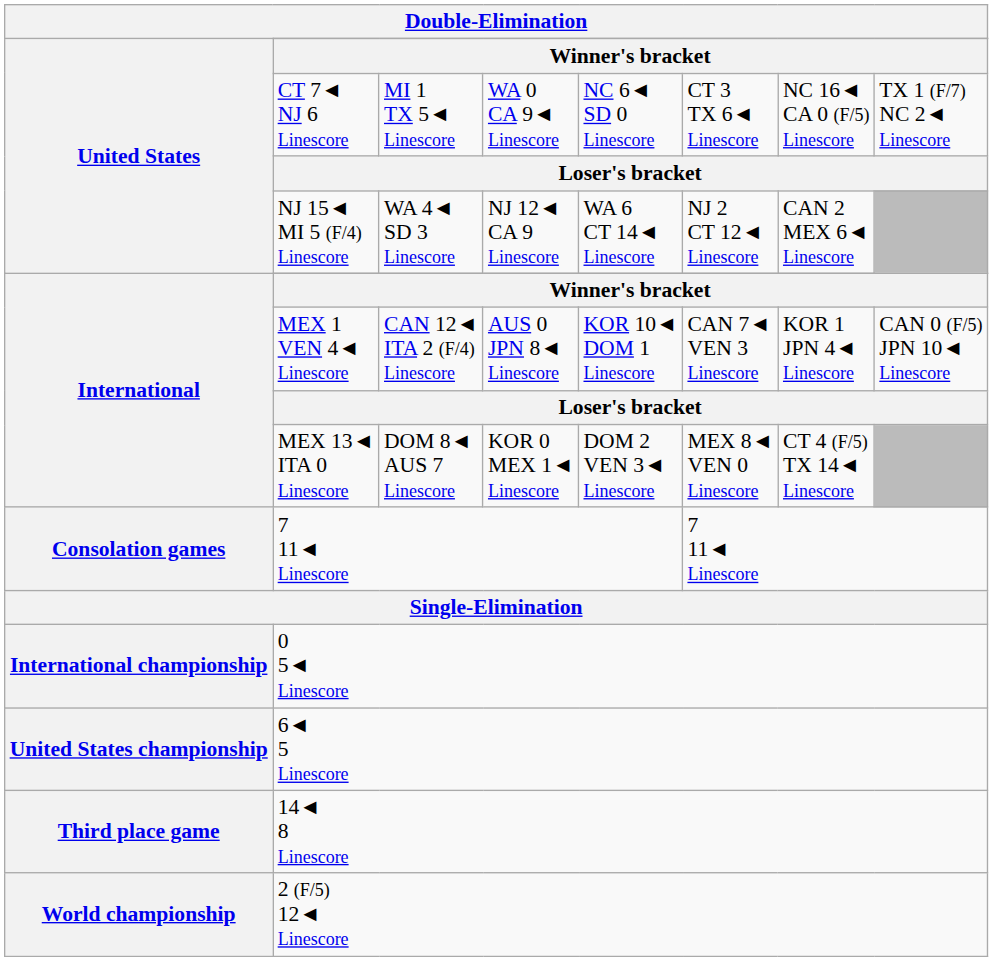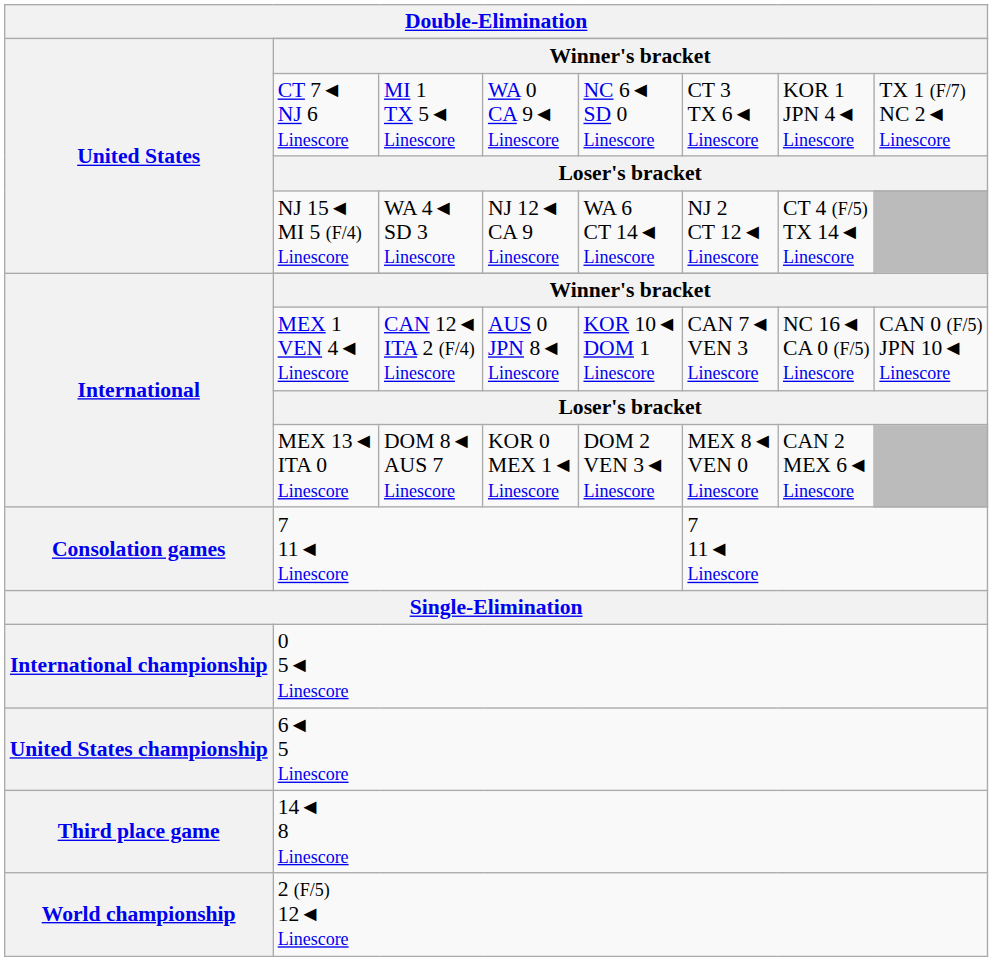(826, 114) NC 16◄ CA 0 (F/5) Linescore -> (820, 114) KOR 1 JPN 4◄ Linescore
(826, 231) CAN 2 MEX 6◄ Linescore -> (825, 231) CT 4 (F/5) TX 14◄ Linescore
(820, 348) KOR 1 JPN 4◄ Linescore -> (826, 348) NC 16◄ CA 0 (F/5) Linescore
(825, 465) CT 4 (F/5) TX 14◄ Linescore -> (826, 465) CAN 2 MEX 6◄ Linescore
